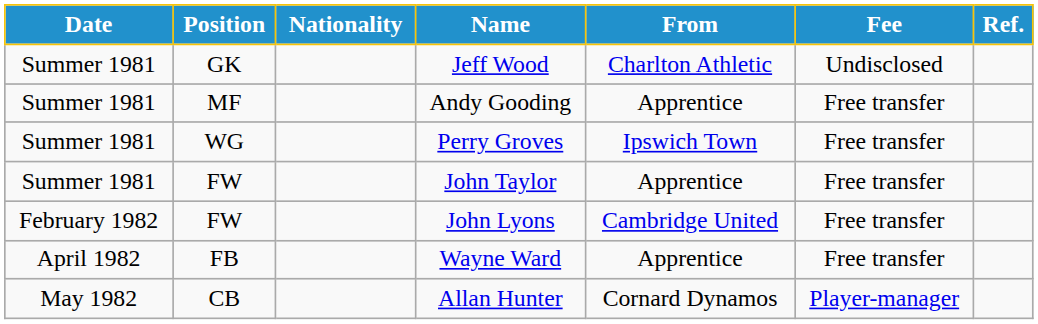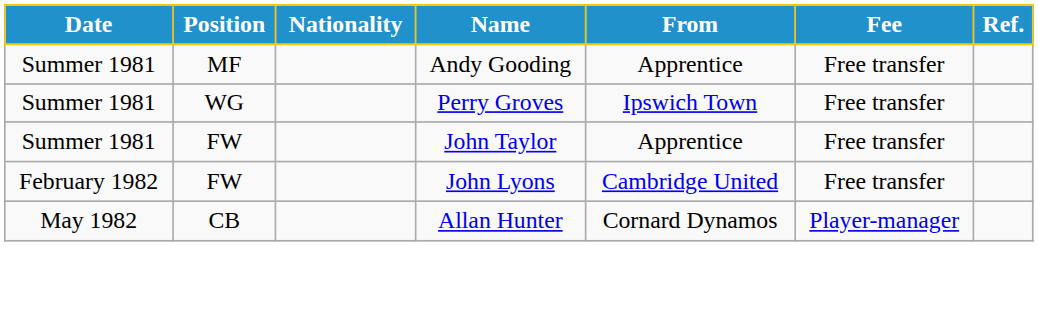- row: (500, 63)
- row: (500, 259)
